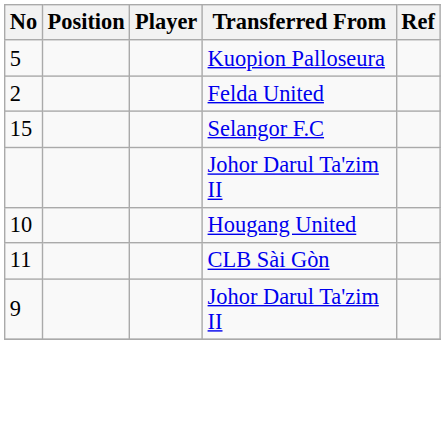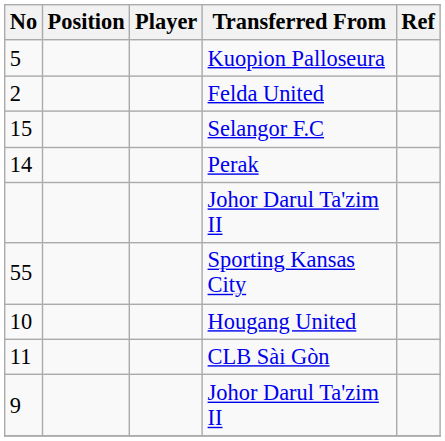+ row: (21, 164)
+ row: (21, 273)
